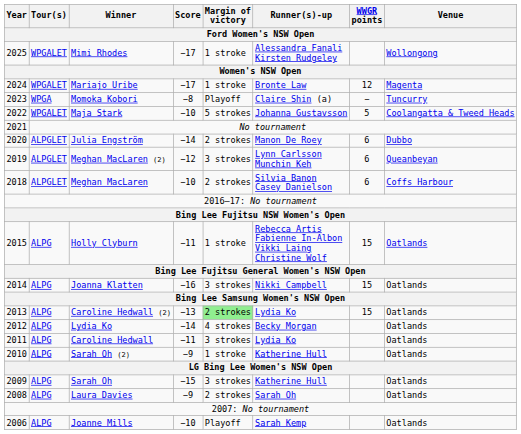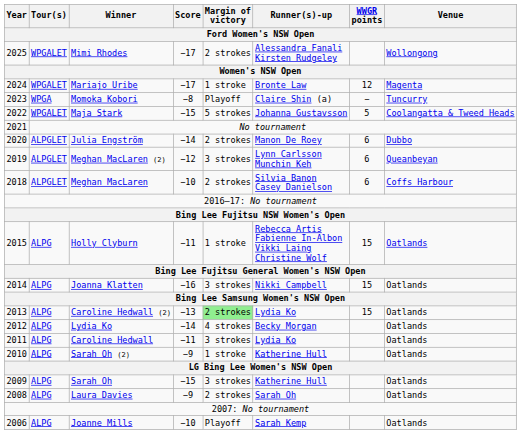(225, 54) 1 stroke -> (228, 54) 2 strokes
(188, 113) −10 -> (188, 113) −15
